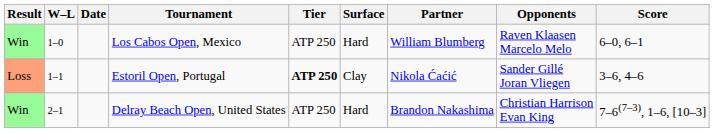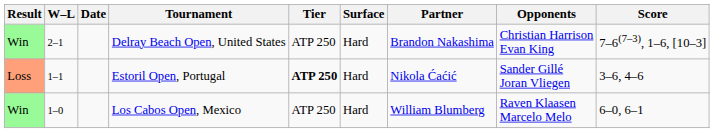rows swapped: (176, 41) <-> (199, 110)
(355, 75) Clay -> (356, 75) Hard
